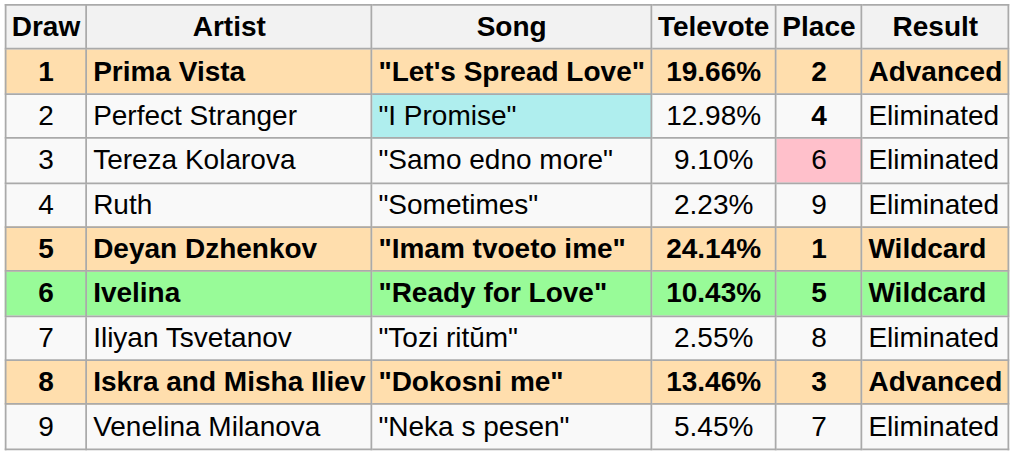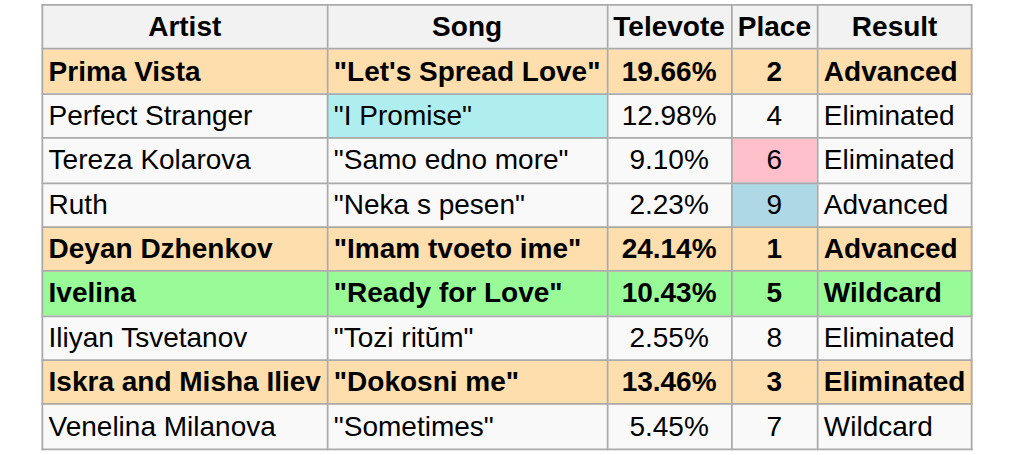- column: (46, 26)
(819, 115) bold -> (774, 115) normal
(458, 204) "Sometimes" -> (429, 204) "Neka s pesen"
(819, 204) no background -> (774, 204) lightblue background
(934, 204) Eliminated -> (886, 204) Advanced
(927, 248) Wildcard -> (891, 248) Advanced
(935, 381) Advanced -> (895, 381) Eliminated
(474, 426) "Neka s pesen" -> (414, 426) "Sometimes"
(934, 426) Eliminated -> (878, 426) Wildcard
